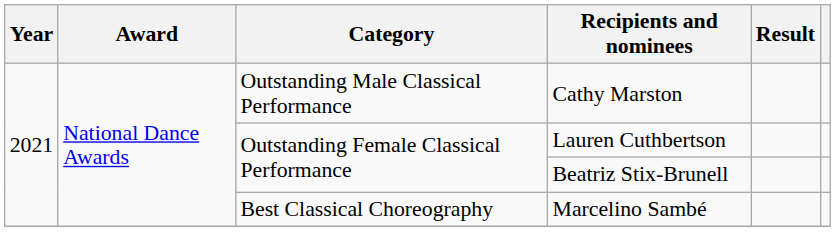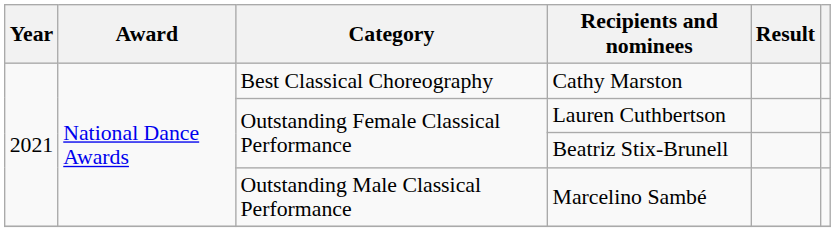(361, 92) Outstanding Male Classical Performance -> (367, 80) Best Classical Choreography
(367, 208) Best Classical Choreography -> (361, 196) Outstanding Male Classical Performance
